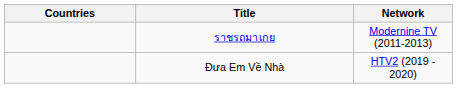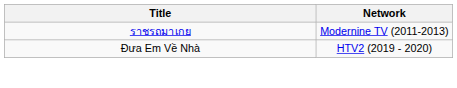- column: (70, 13)
